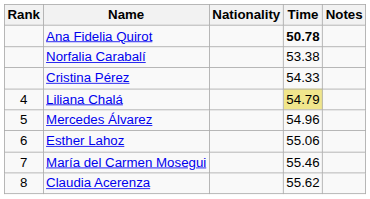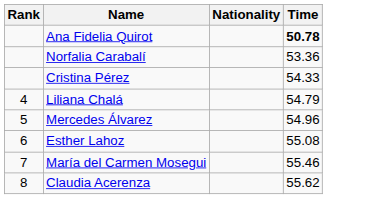- column: (344, 15)
(303, 57) 53.38 -> (303, 57) 53.36
(303, 99) khaki background -> (303, 99) no background
(303, 141) 55.06 -> (303, 141) 55.08
